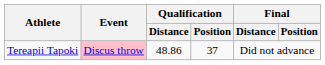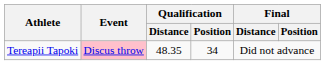(169, 50) 48.86 -> (169, 50) 48.35
(212, 50) 37 -> (212, 50) 34
